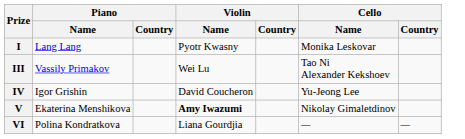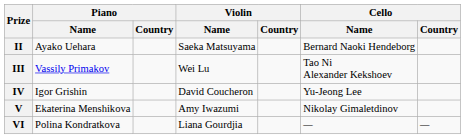- row: (18, 46)
+ row: (18, 46)
(210, 108) bold -> (209, 108) normal
